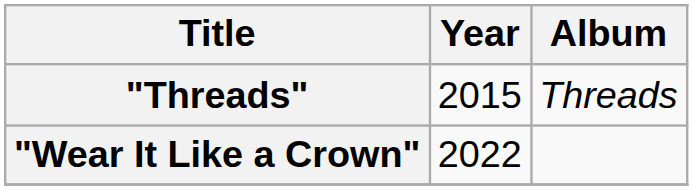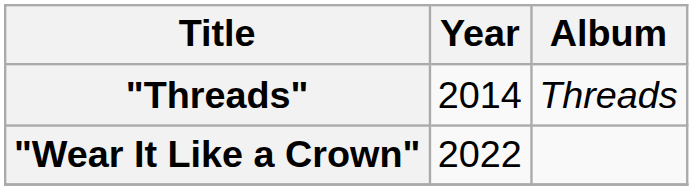(480, 94) 2015 -> (480, 94) 2014
